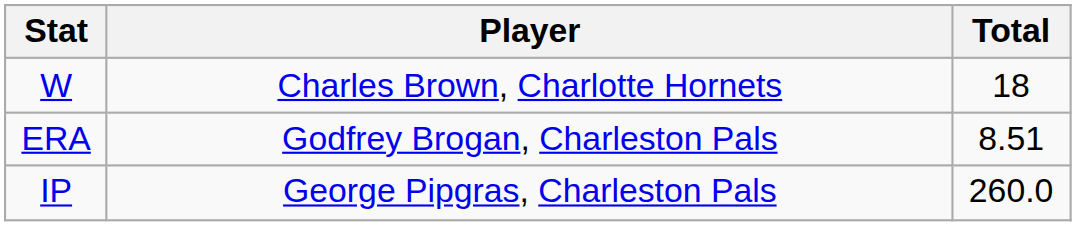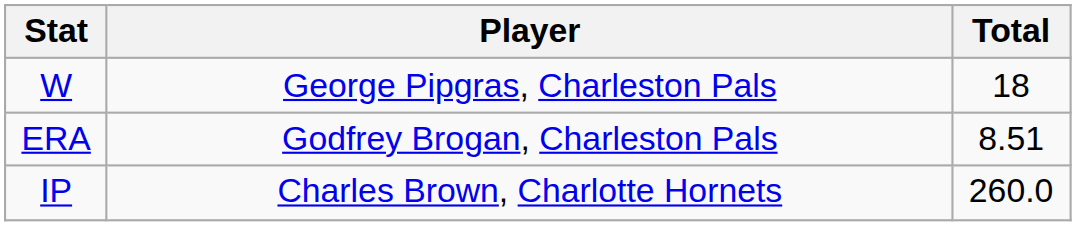(530, 84) Charles Brown, Charlotte Hornets -> (530, 84) George Pipgras, Charleston Pals
(530, 191) George Pipgras, Charleston Pals -> (530, 191) Charles Brown, Charlotte Hornets
